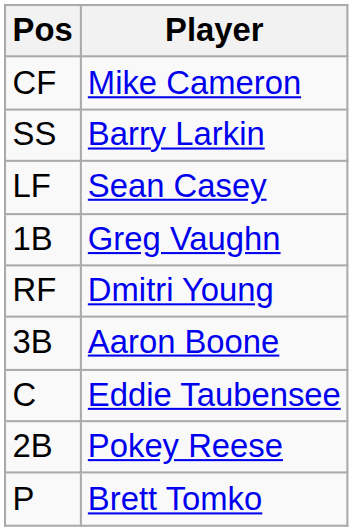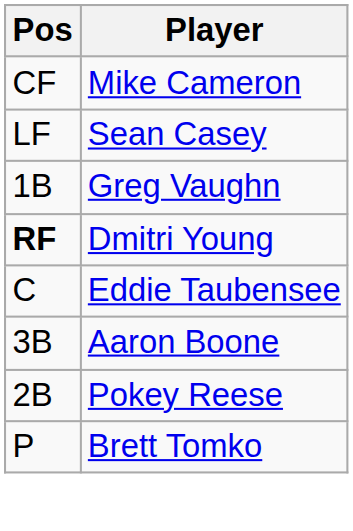- row: (176, 134)
(34, 290) normal -> (34, 238) bold
rows swapped: (214, 394) <-> (184, 342)
